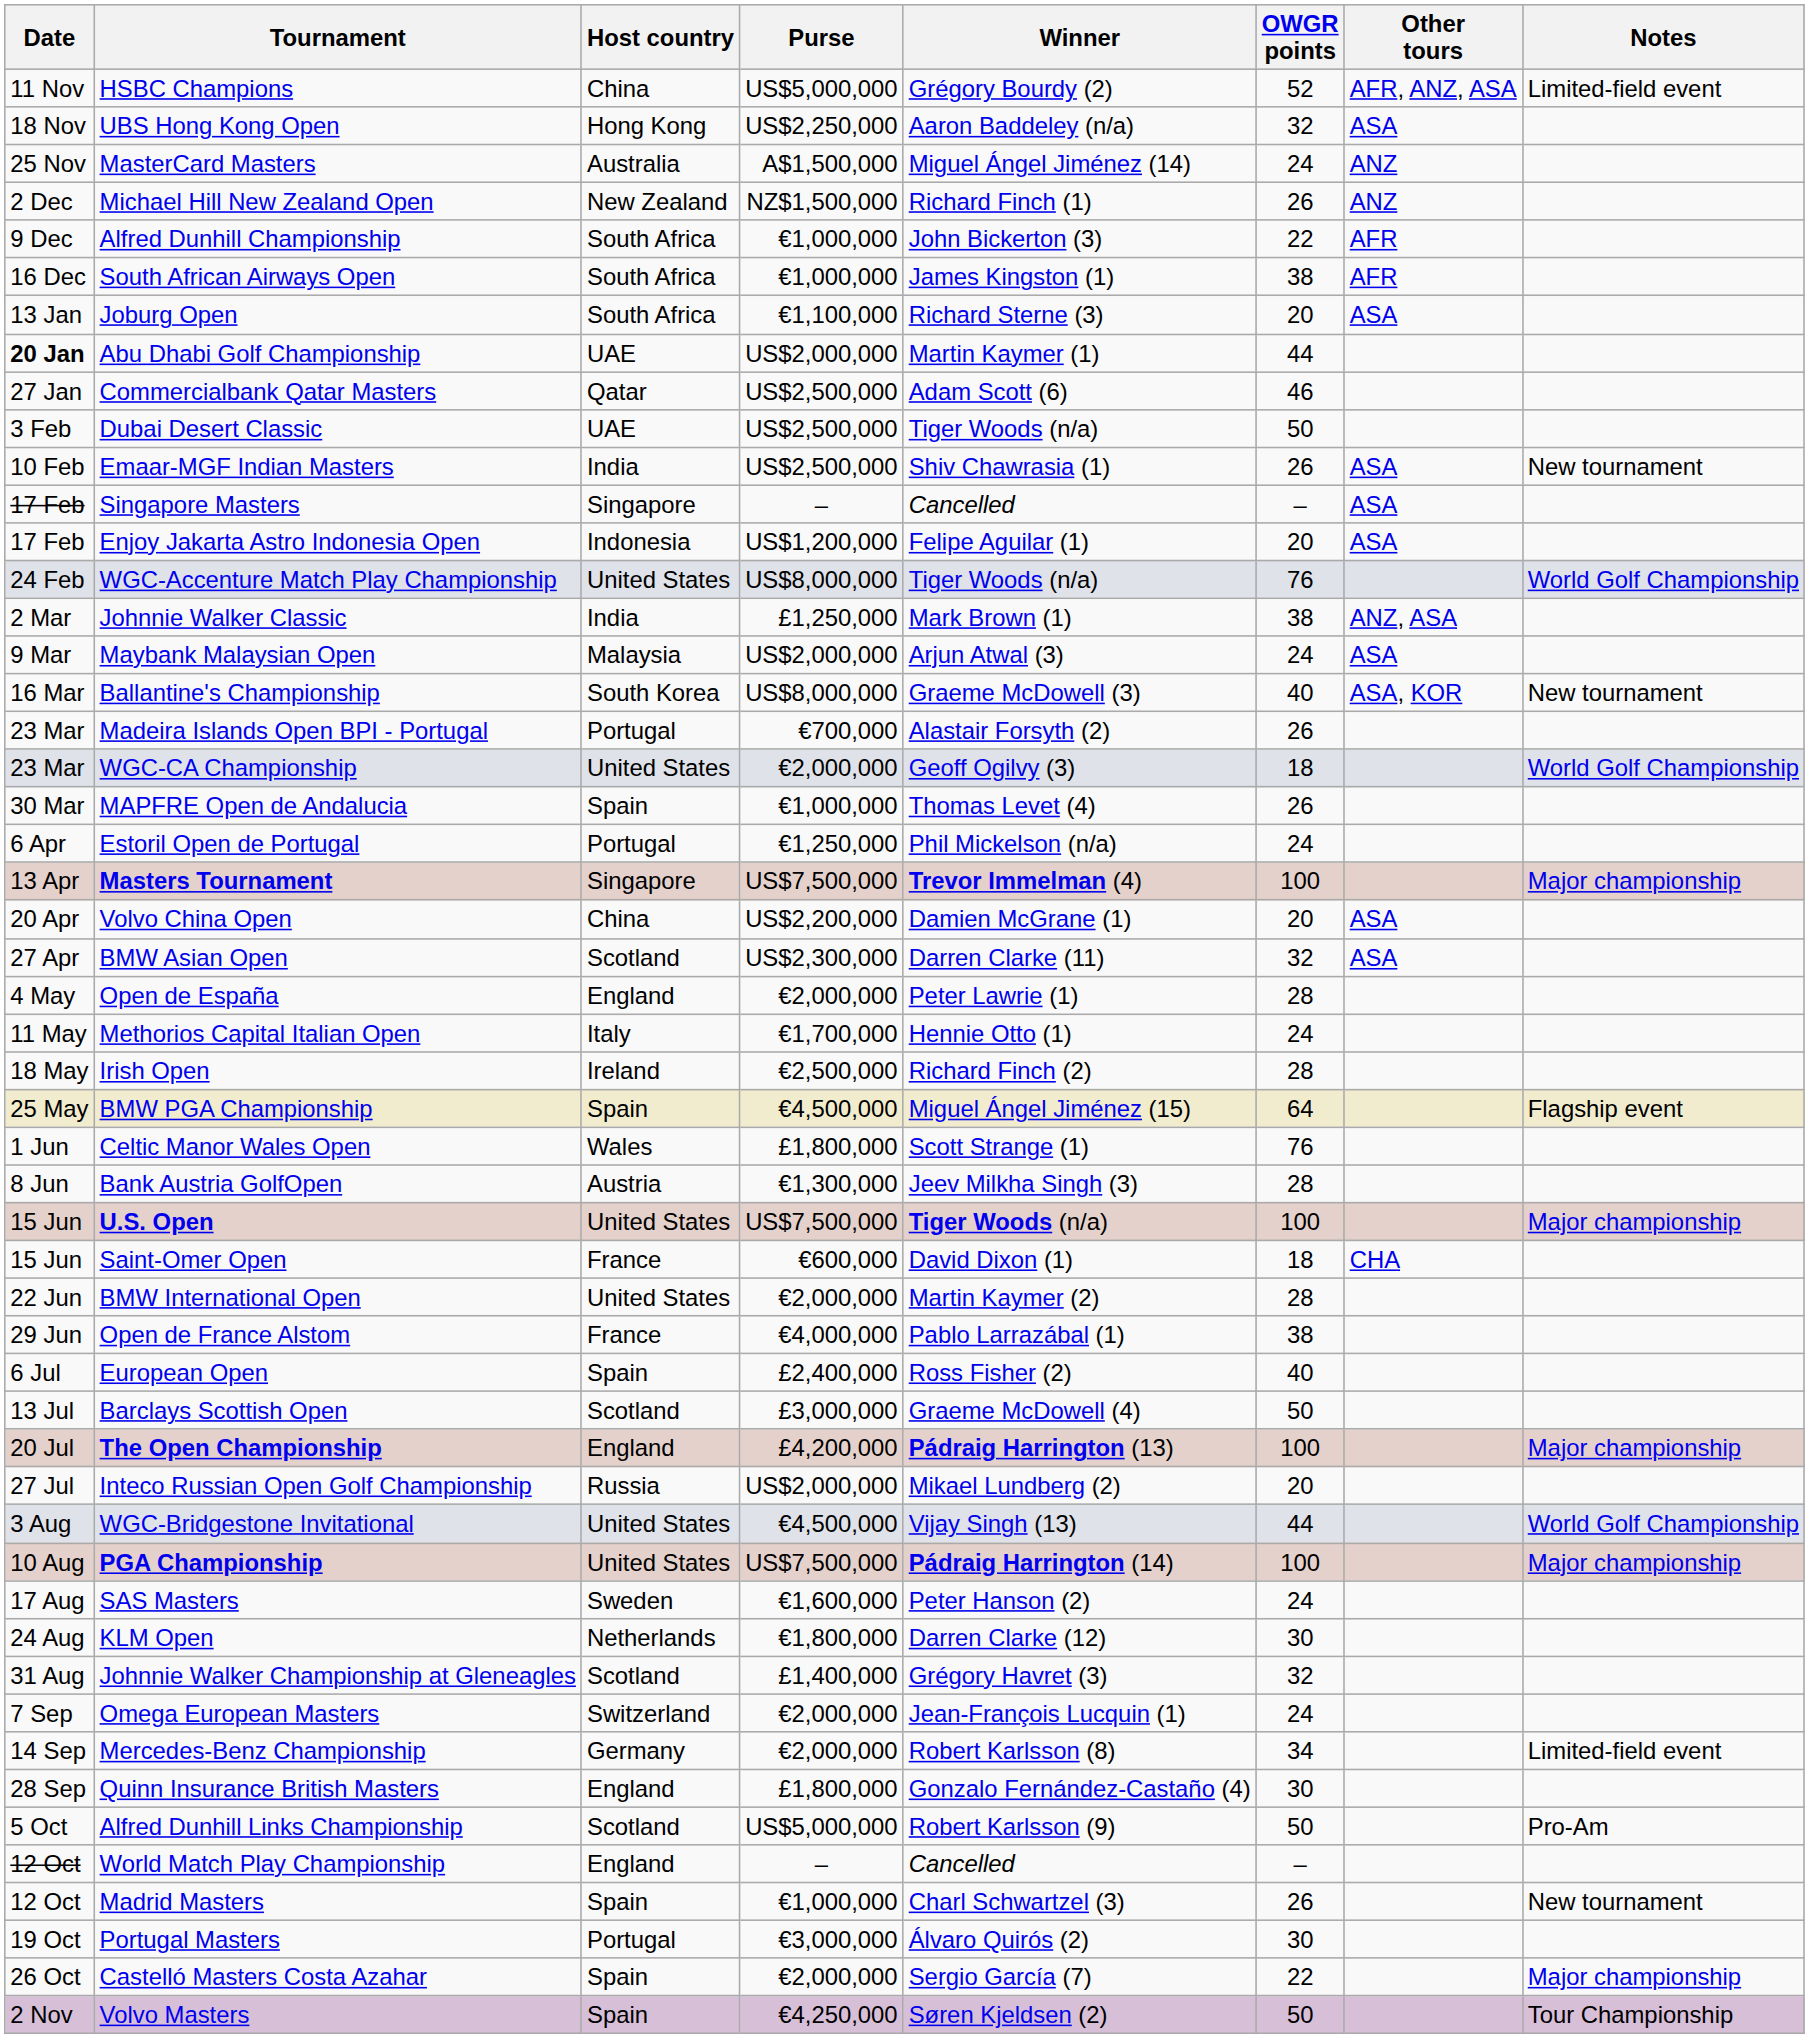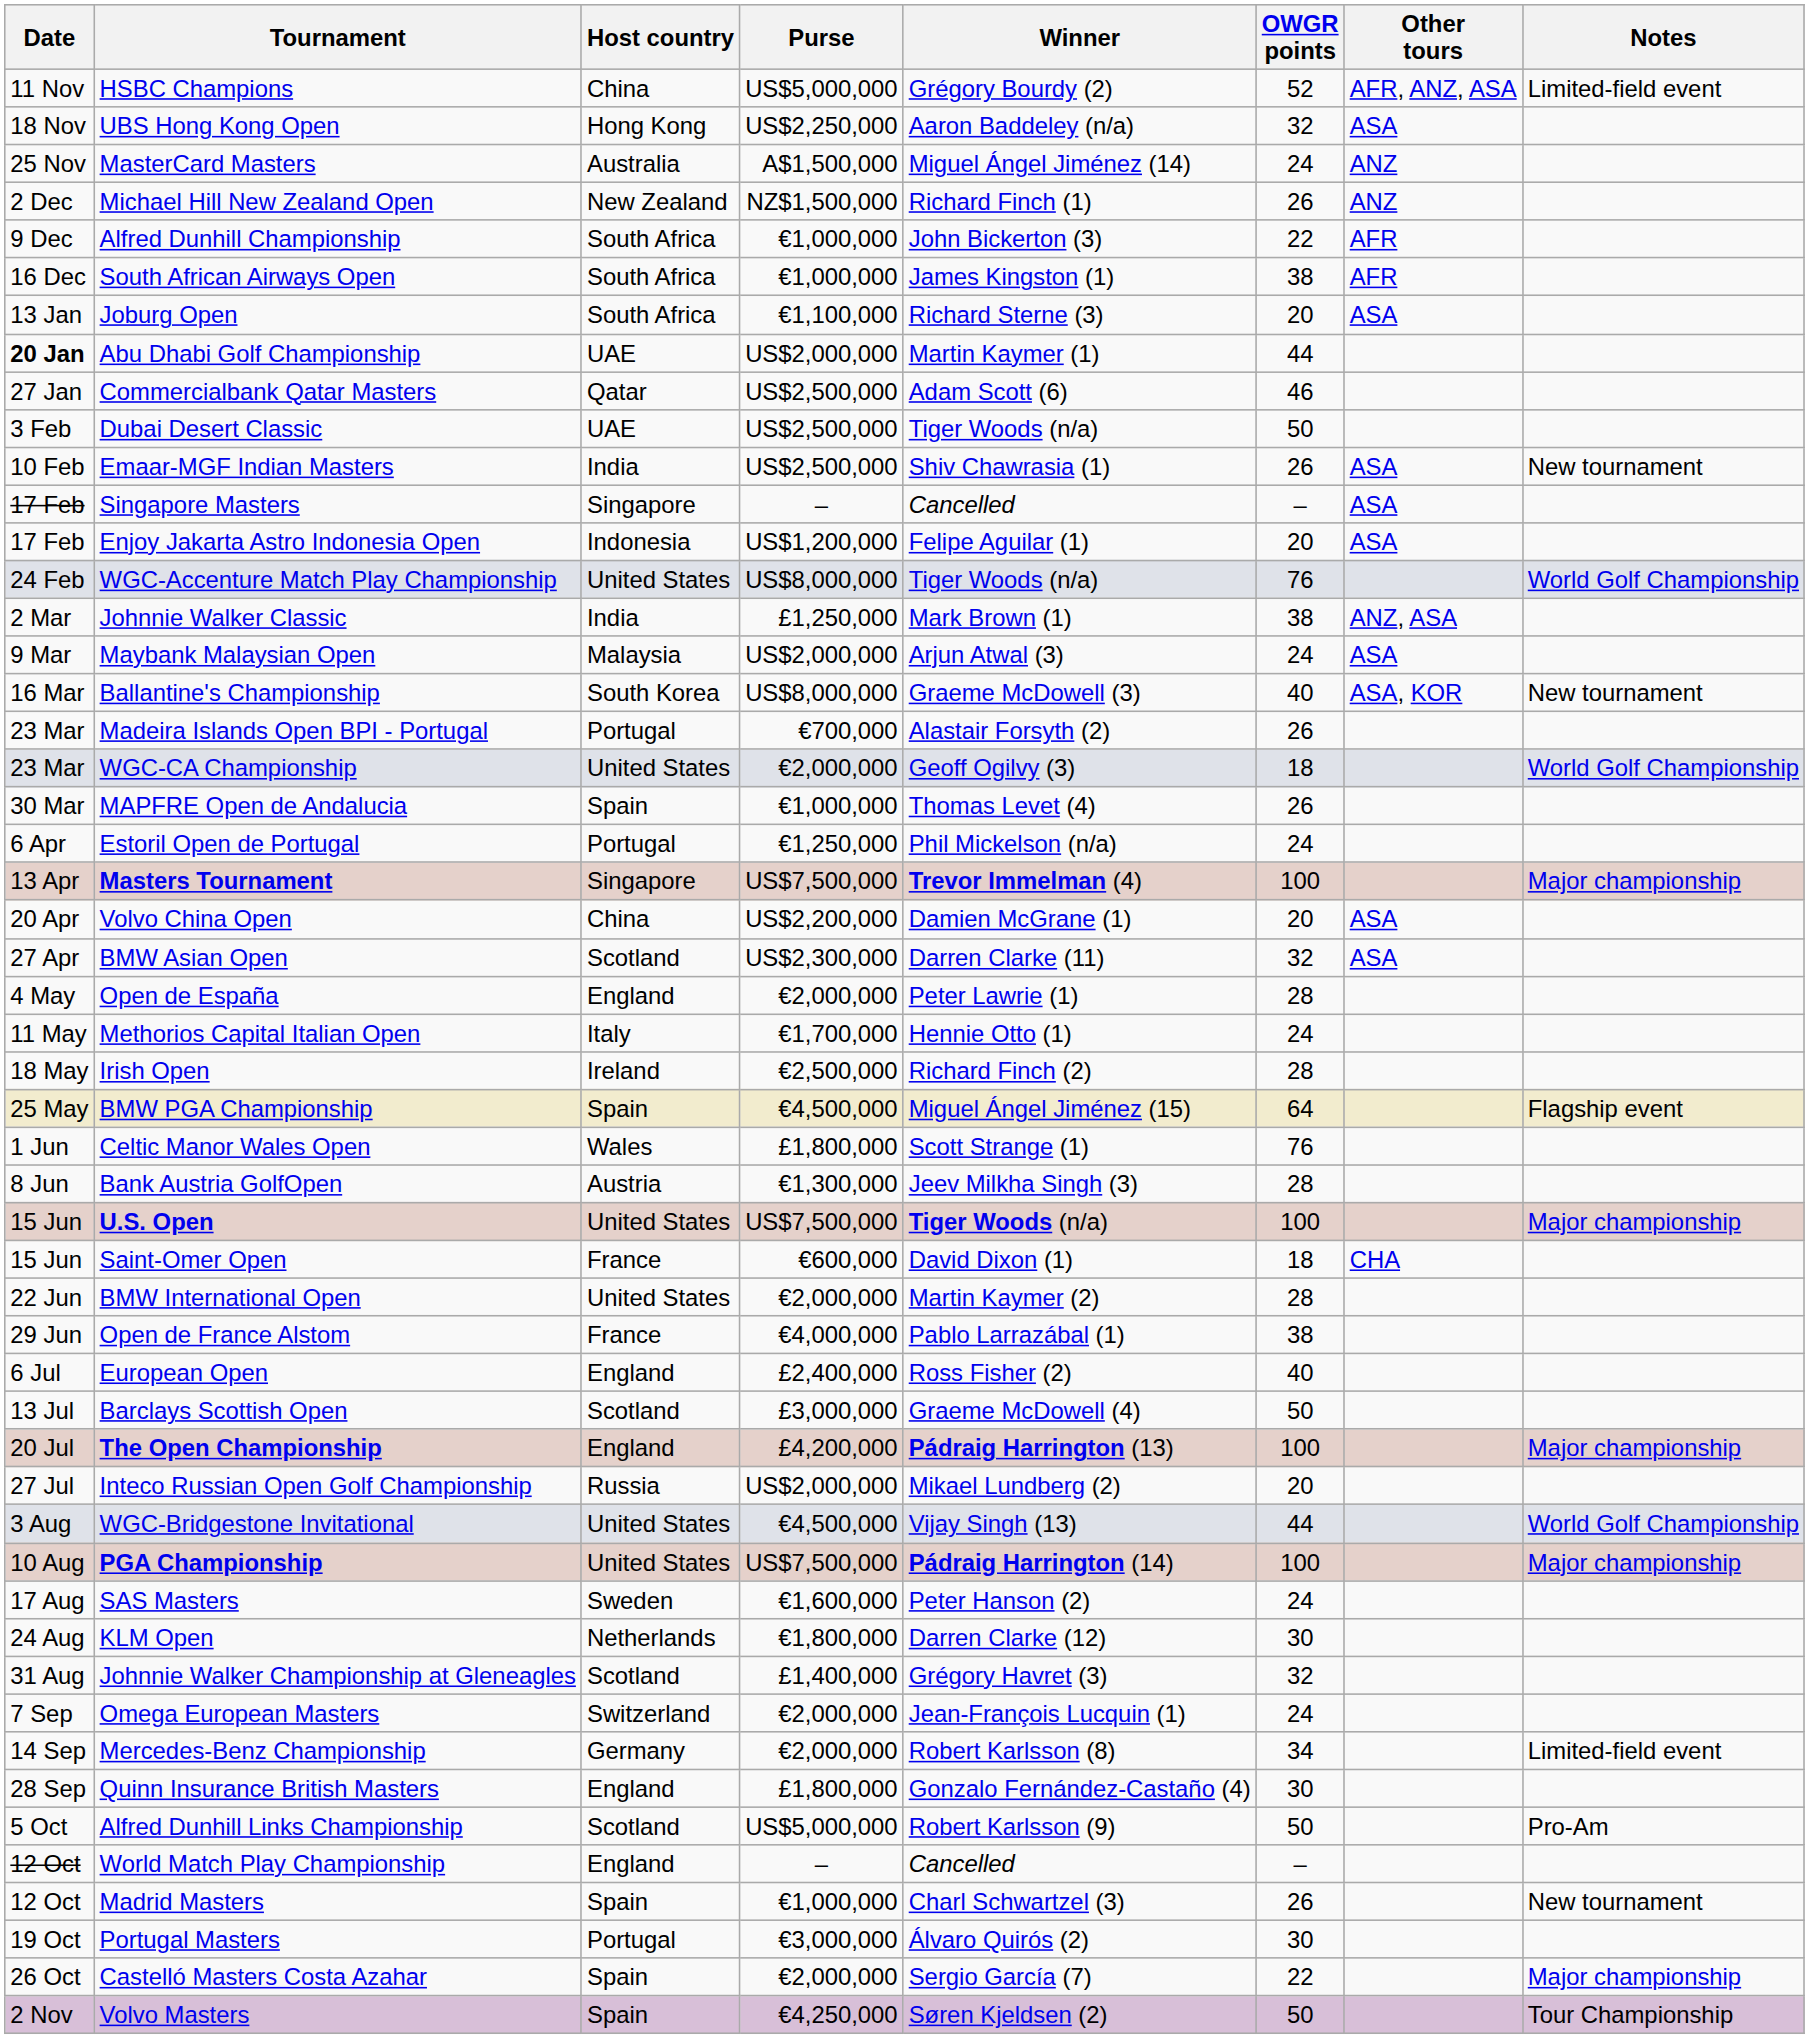(617, 1373) Spain -> (631, 1373) England
